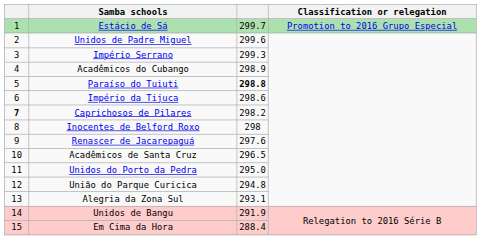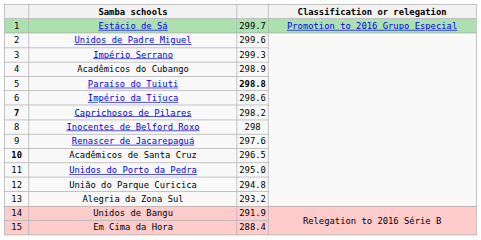(17, 156) normal -> (17, 156) bold
(253, 199) 293.1 -> (253, 199) 293.2
